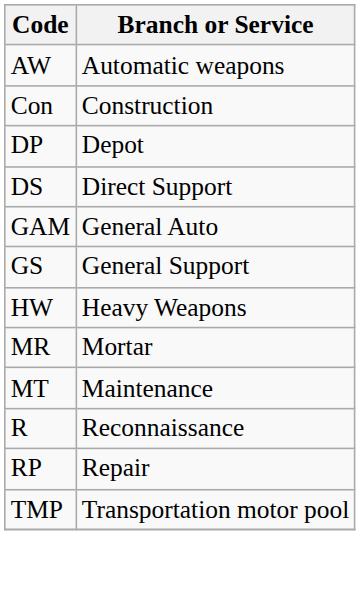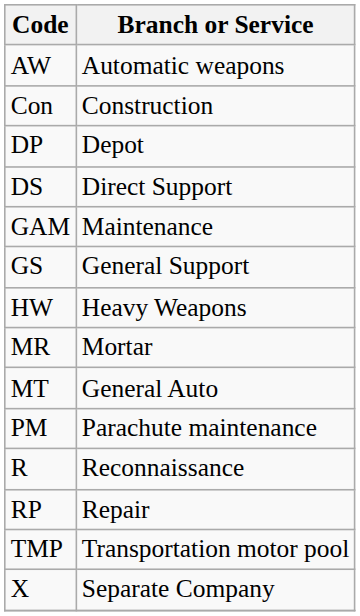(150, 226) General Auto -> (147, 226) Maintenance
(147, 387) Maintenance -> (150, 387) General Auto
+ row: (29, 428)
+ row: (20, 589)
